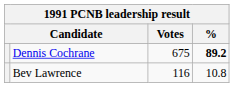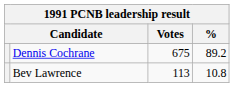(216, 53) bold -> (216, 53) normal
(181, 73) 116 -> (181, 73) 113
